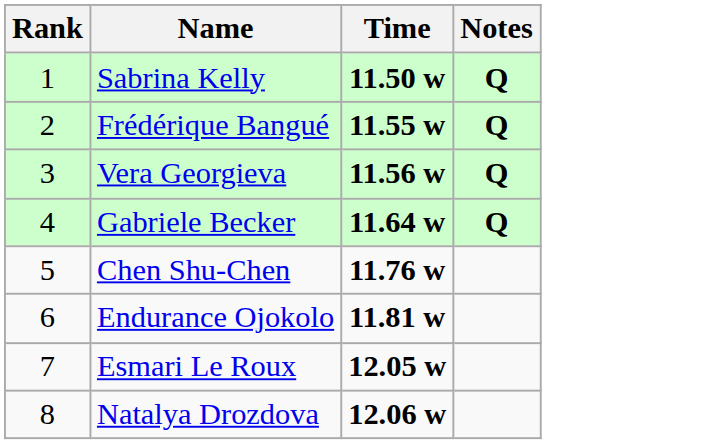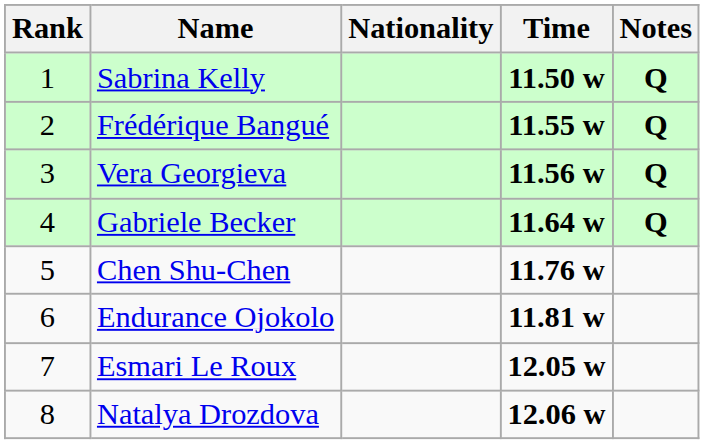+ column: (421, 28)
